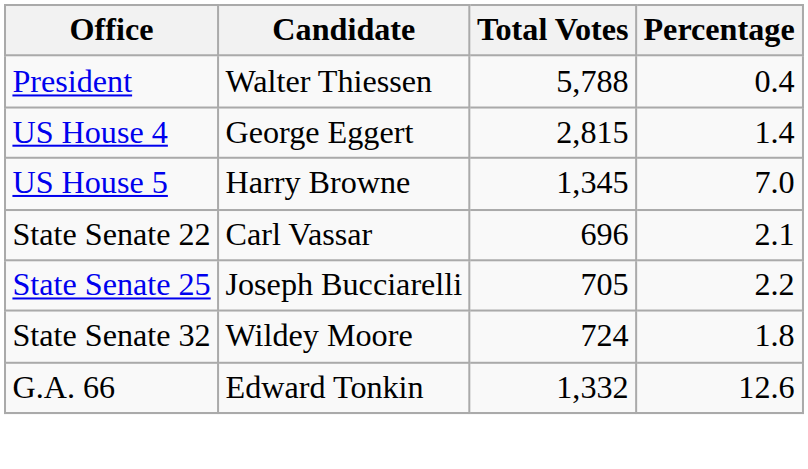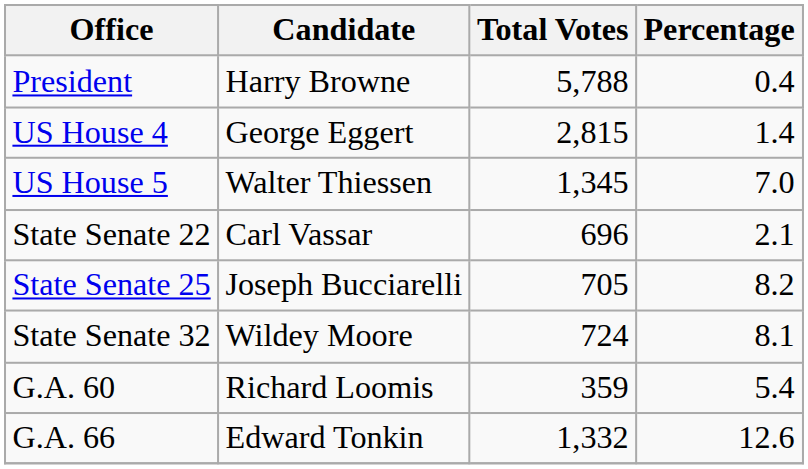(329, 81) Walter Thiessen -> (318, 81) Harry Browne
(318, 183) Harry Browne -> (329, 183) Walter Thiessen
(775, 285) 2.2 -> (775, 285) 8.2
(775, 336) 1.8 -> (775, 336) 8.1
+ row: (64, 387)
